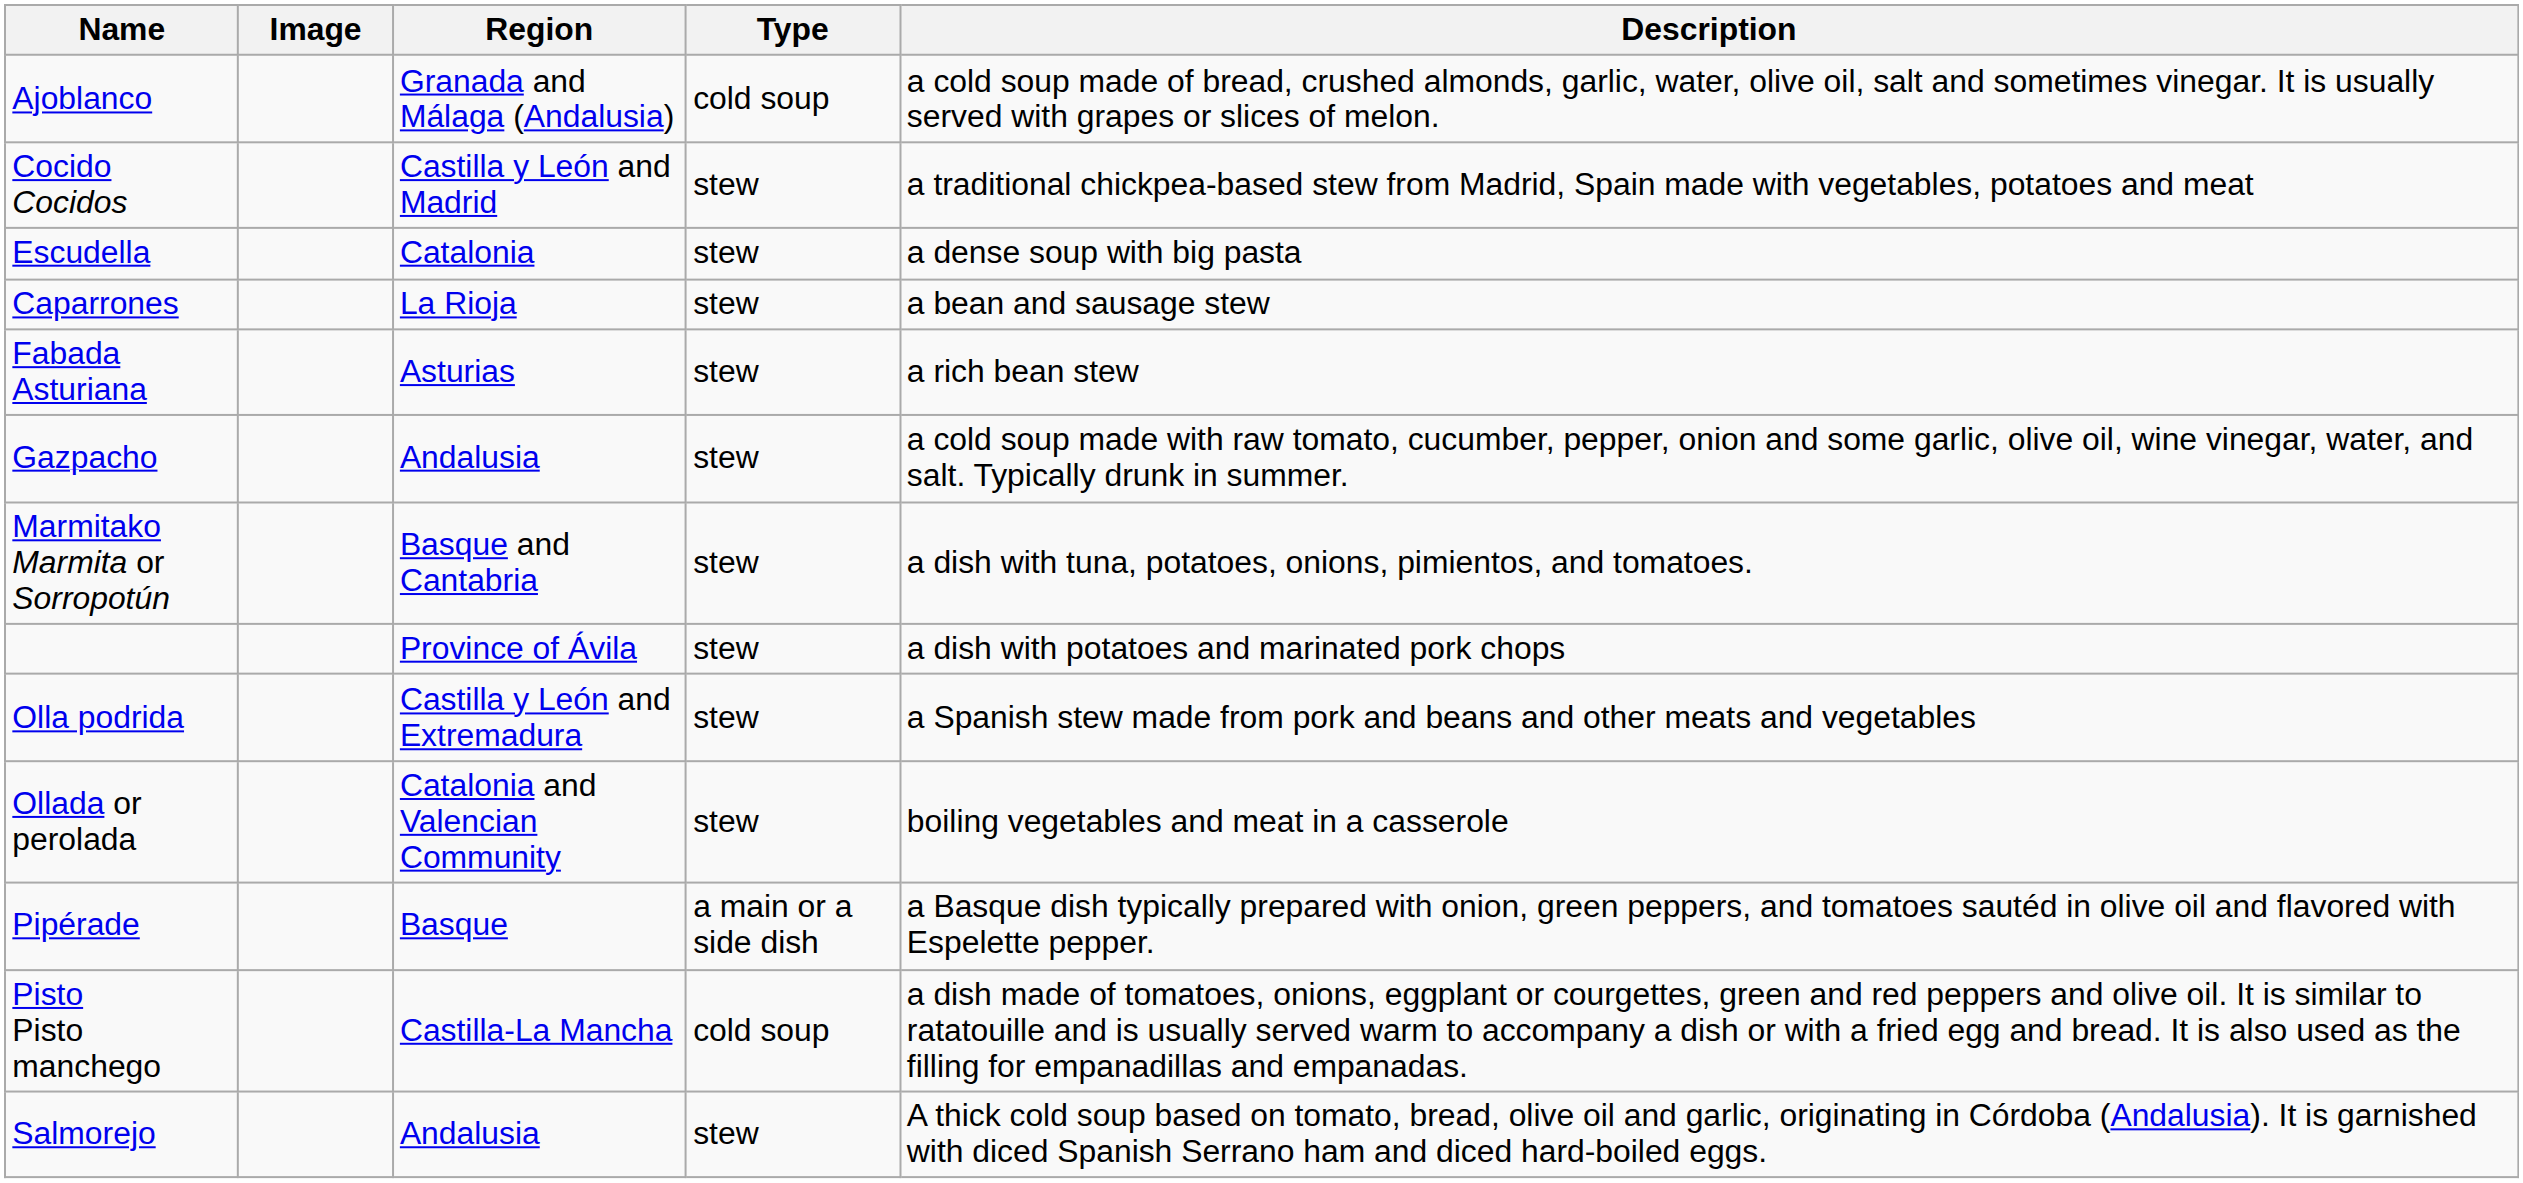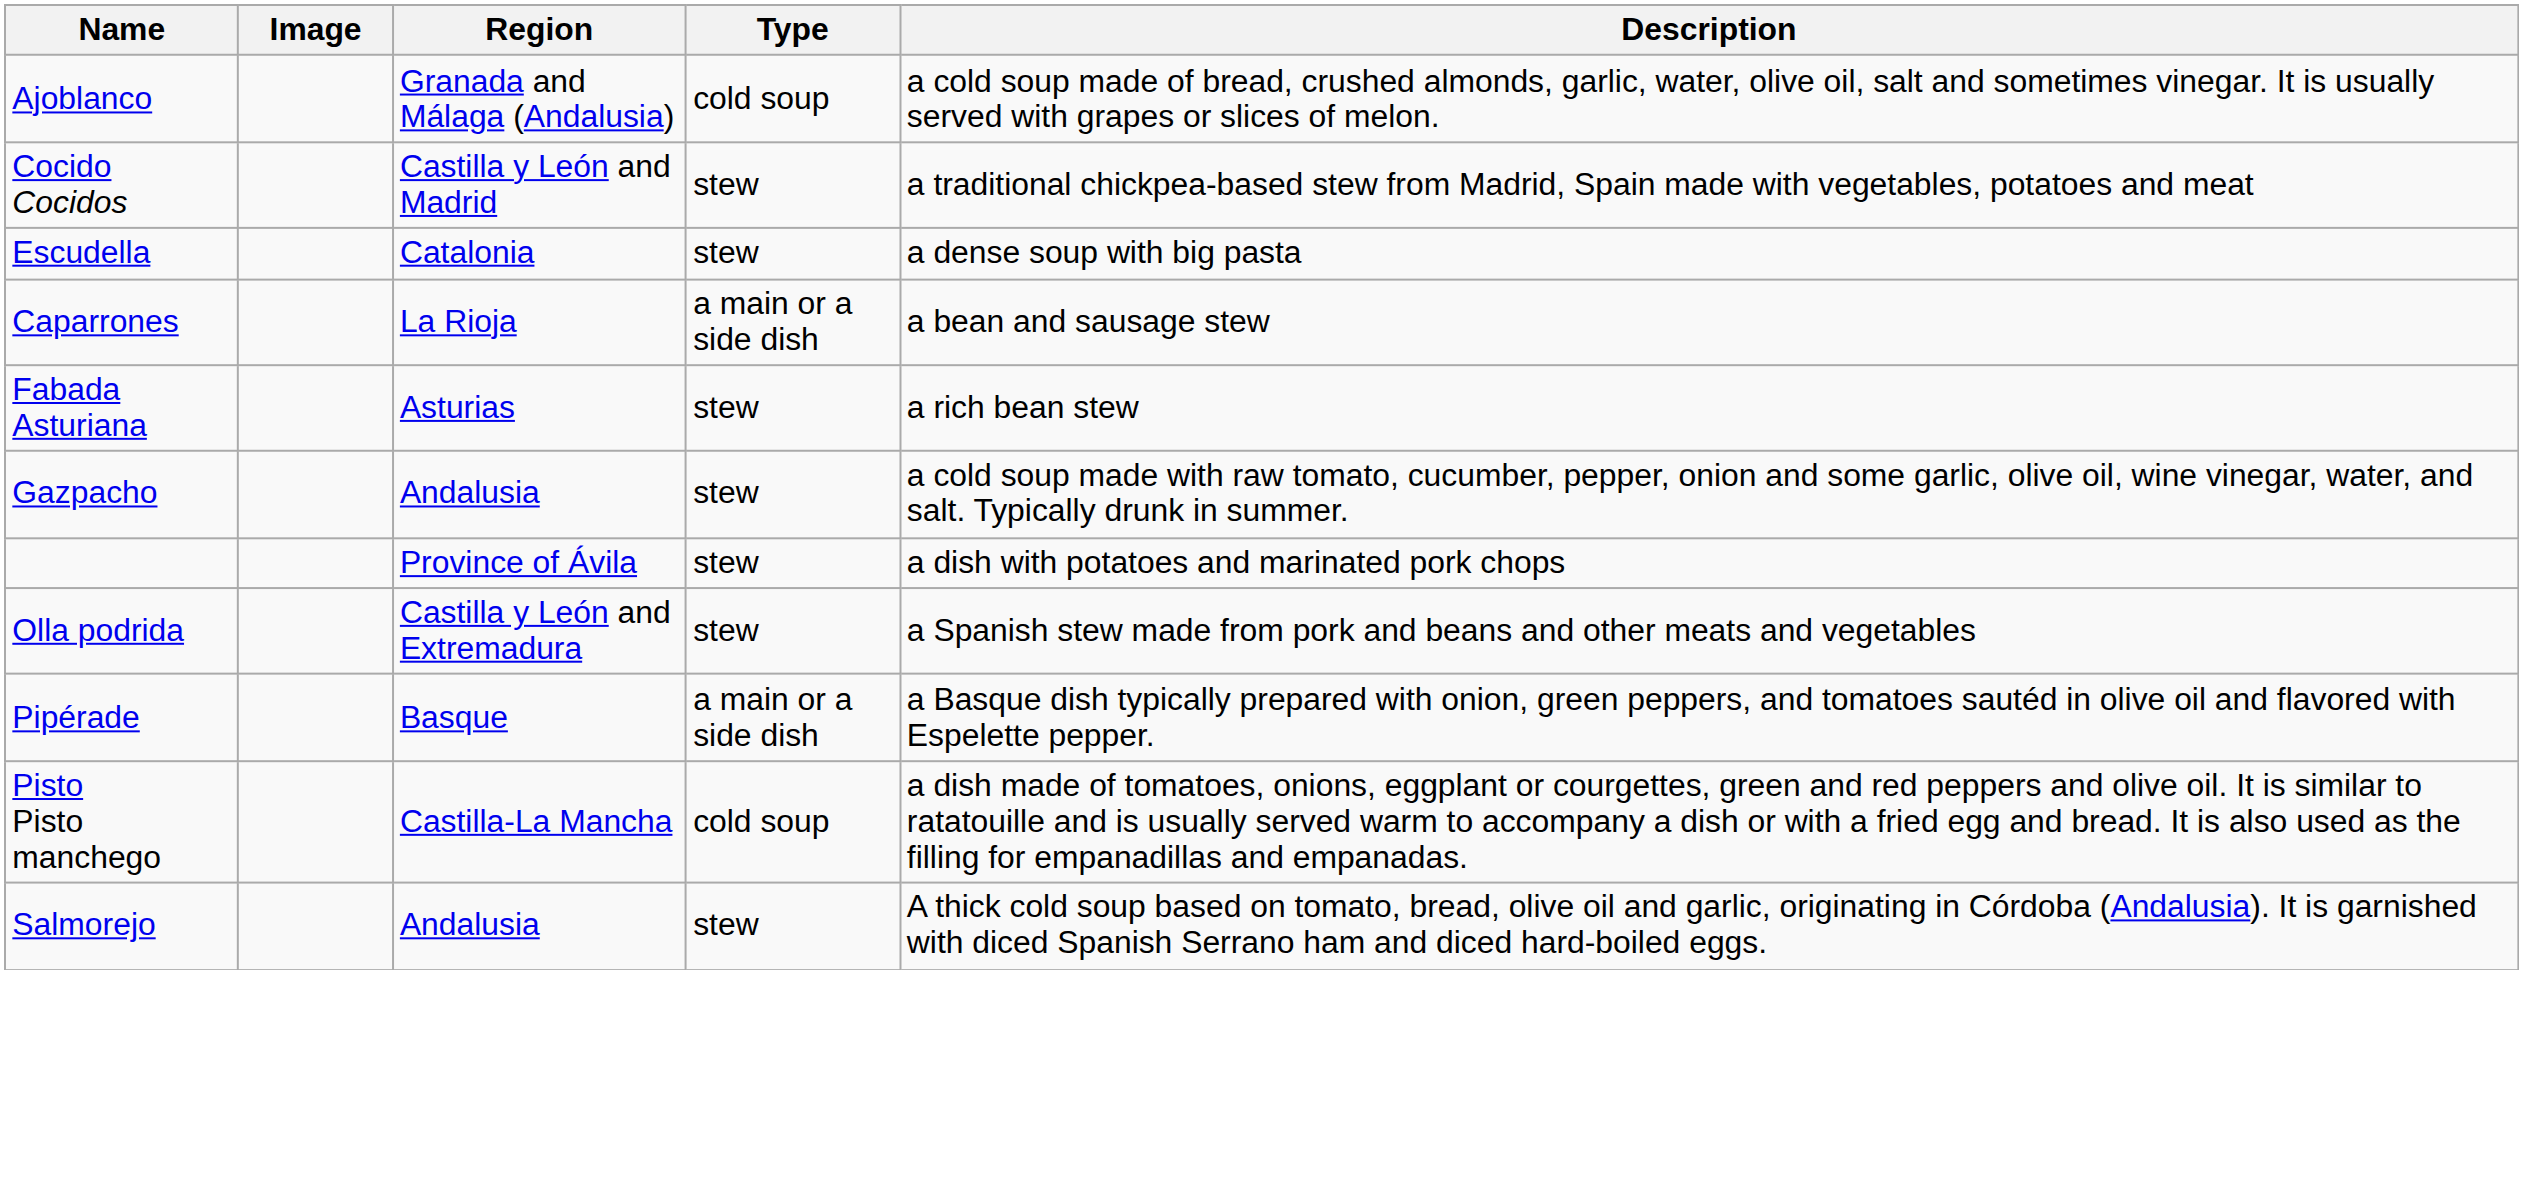(726, 303) stew -> (773, 321) a main or a side dish
- row: (91, 562)
- row: (77, 821)
